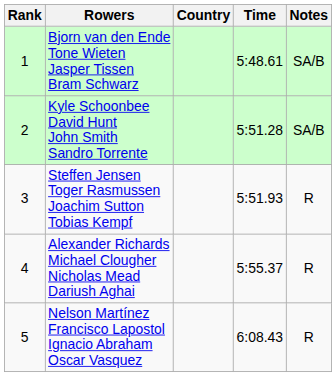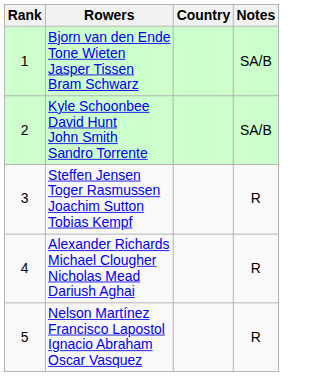- column: (260, 15)
